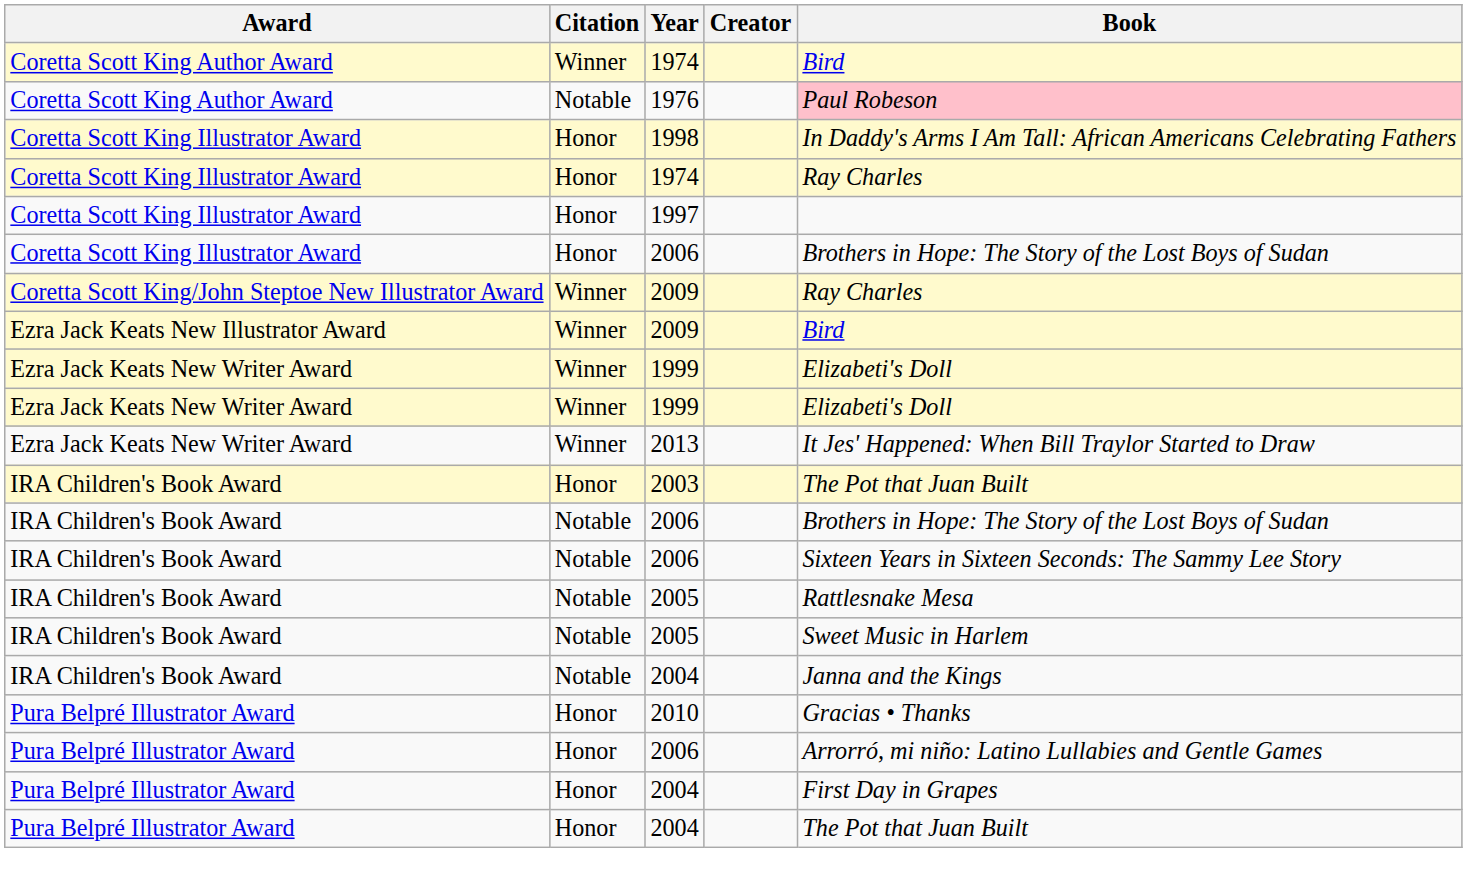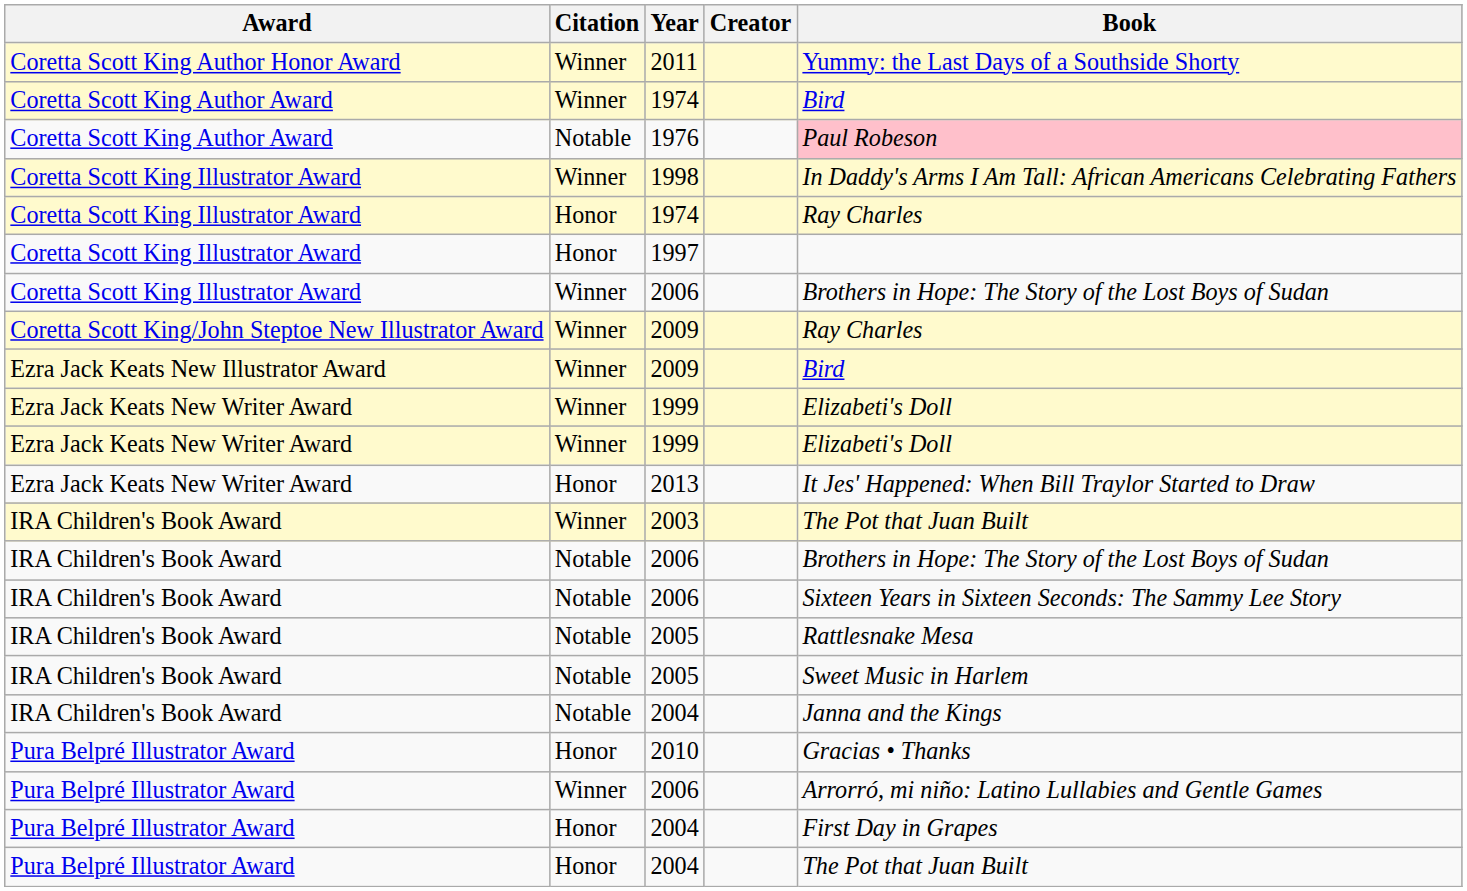+ row: (205, 61)
(586, 138) Honor -> (590, 176) Winner
(586, 253) Honor -> (590, 291) Winner
(590, 445) Winner -> (586, 483) Honor
(586, 483) Honor -> (590, 521) Winner
(586, 751) Honor -> (590, 789) Winner
